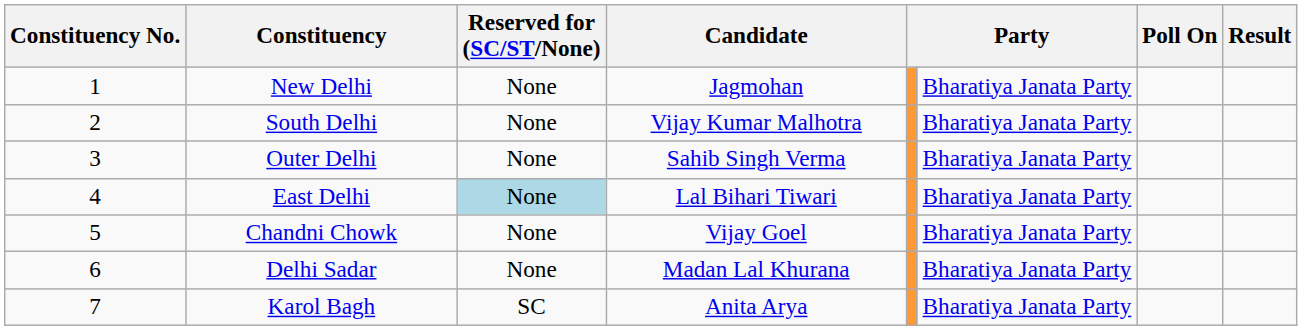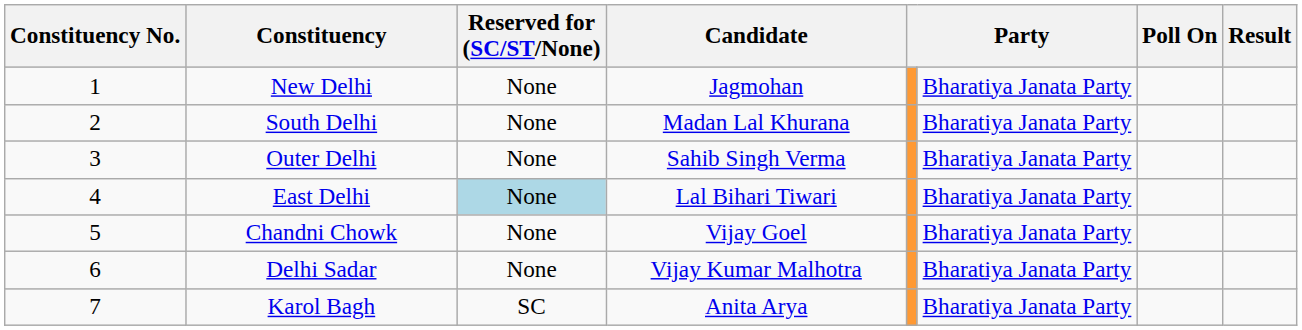(756, 122) Vijay Kumar Malhotra -> (756, 122) Madan Lal Khurana
(756, 269) Madan Lal Khurana -> (756, 269) Vijay Kumar Malhotra
